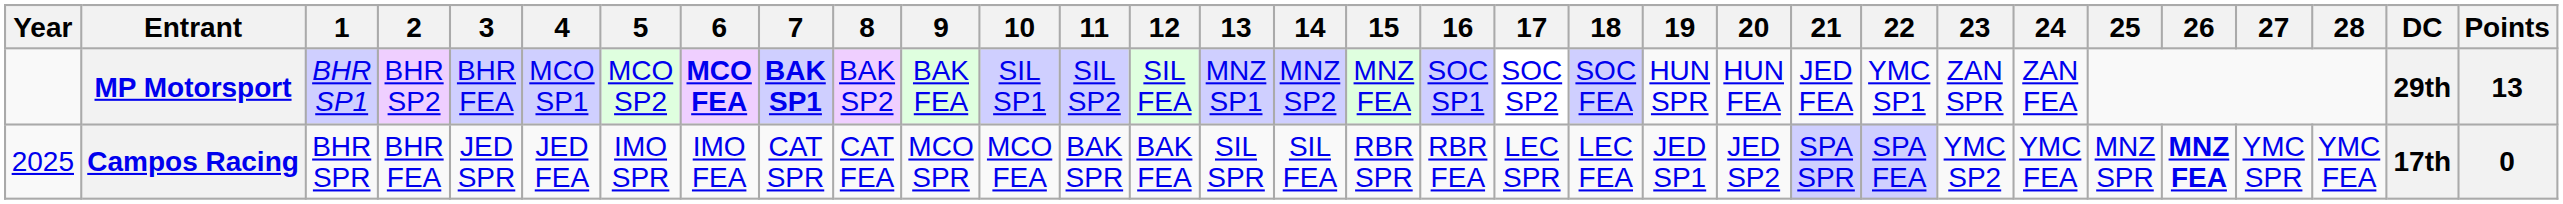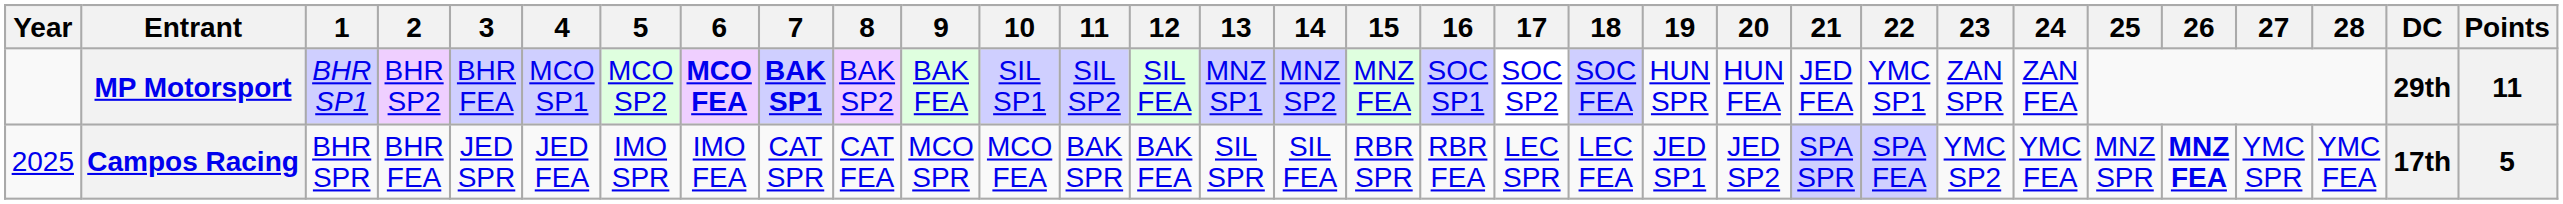(2507, 86) 13 -> (2507, 86) 11
(2507, 161) 0 -> (2507, 161) 5
